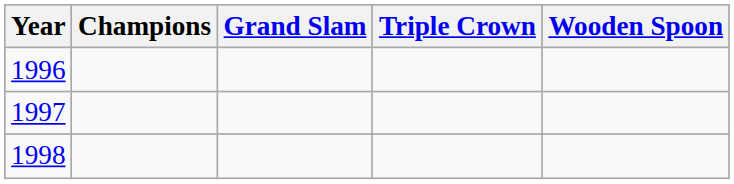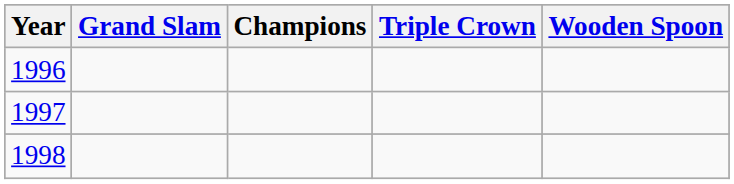columns swapped: (145, 26) <-> (295, 26)
